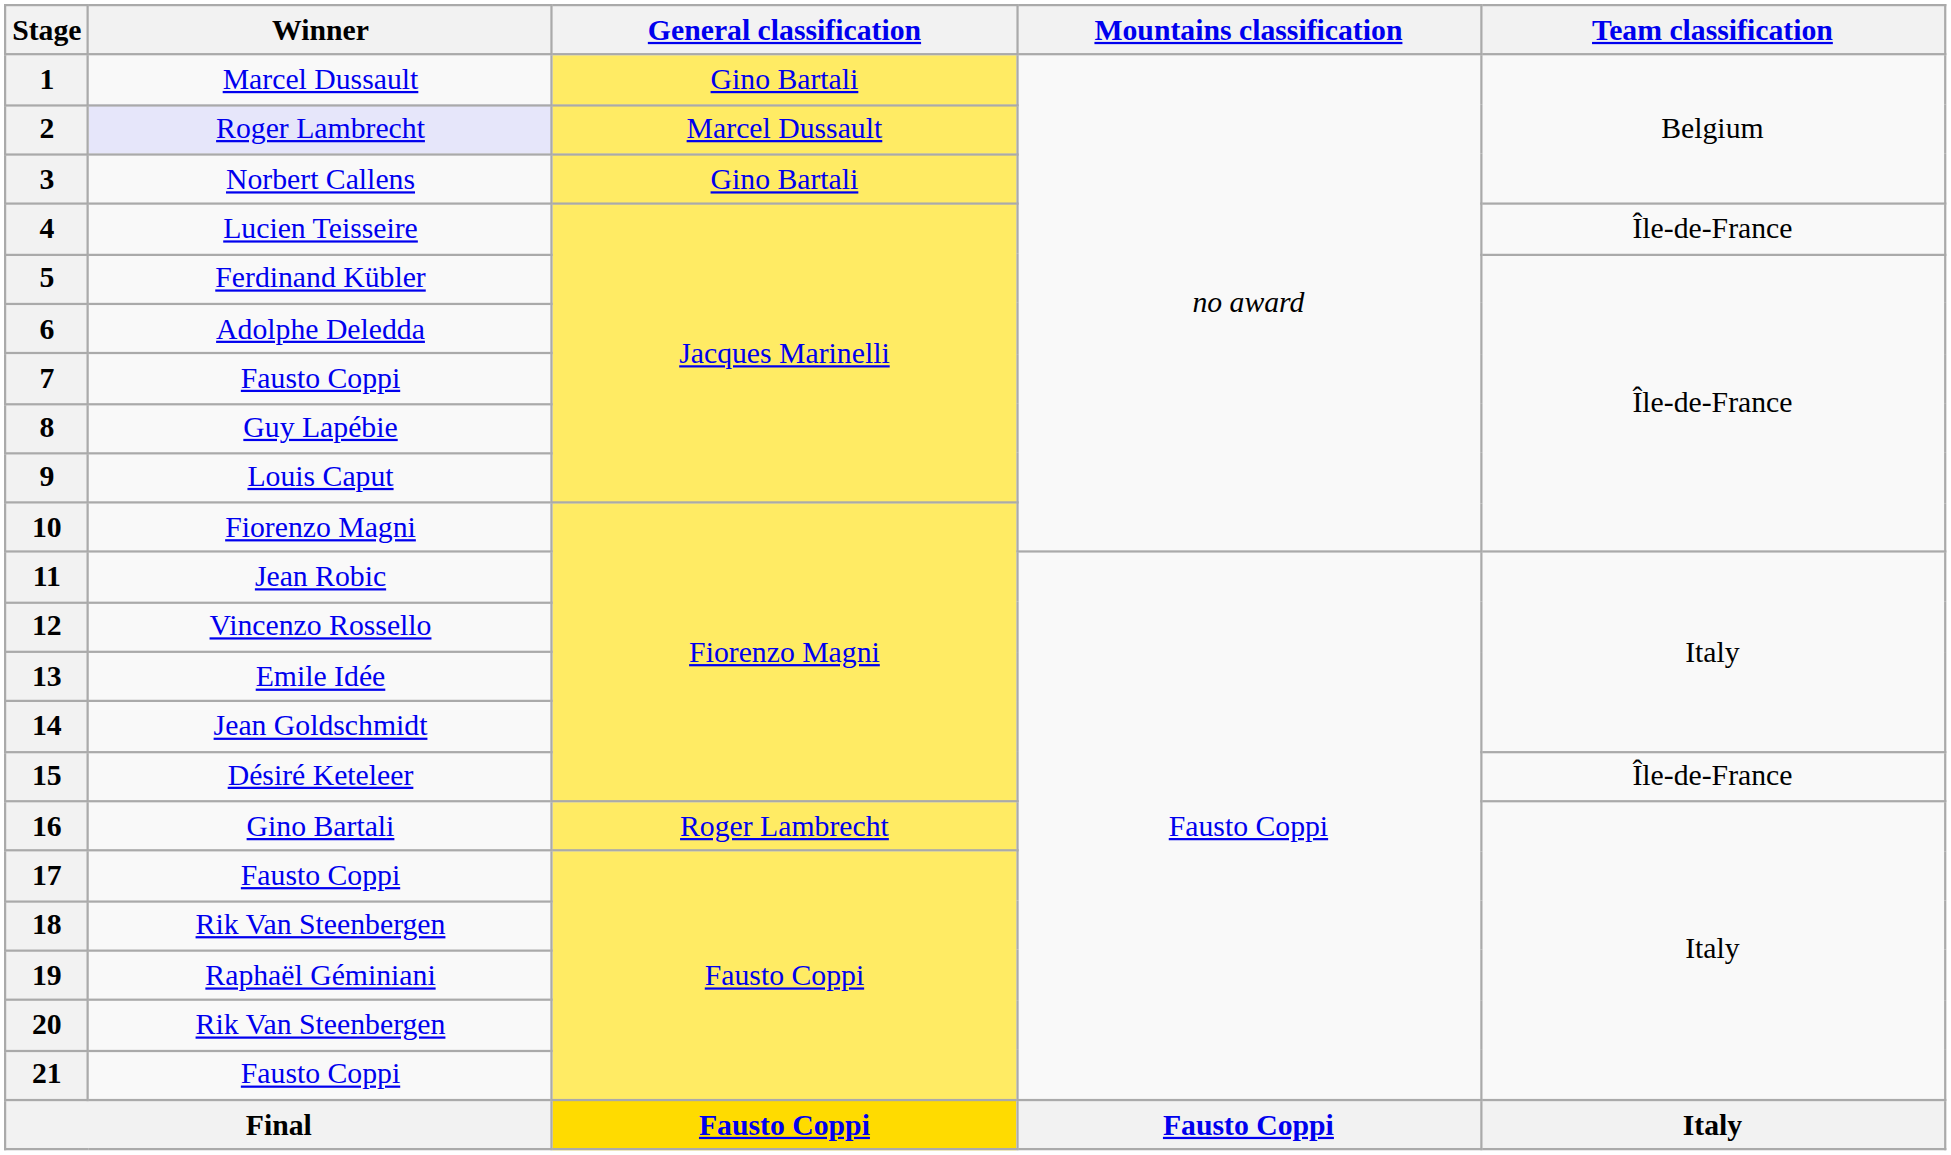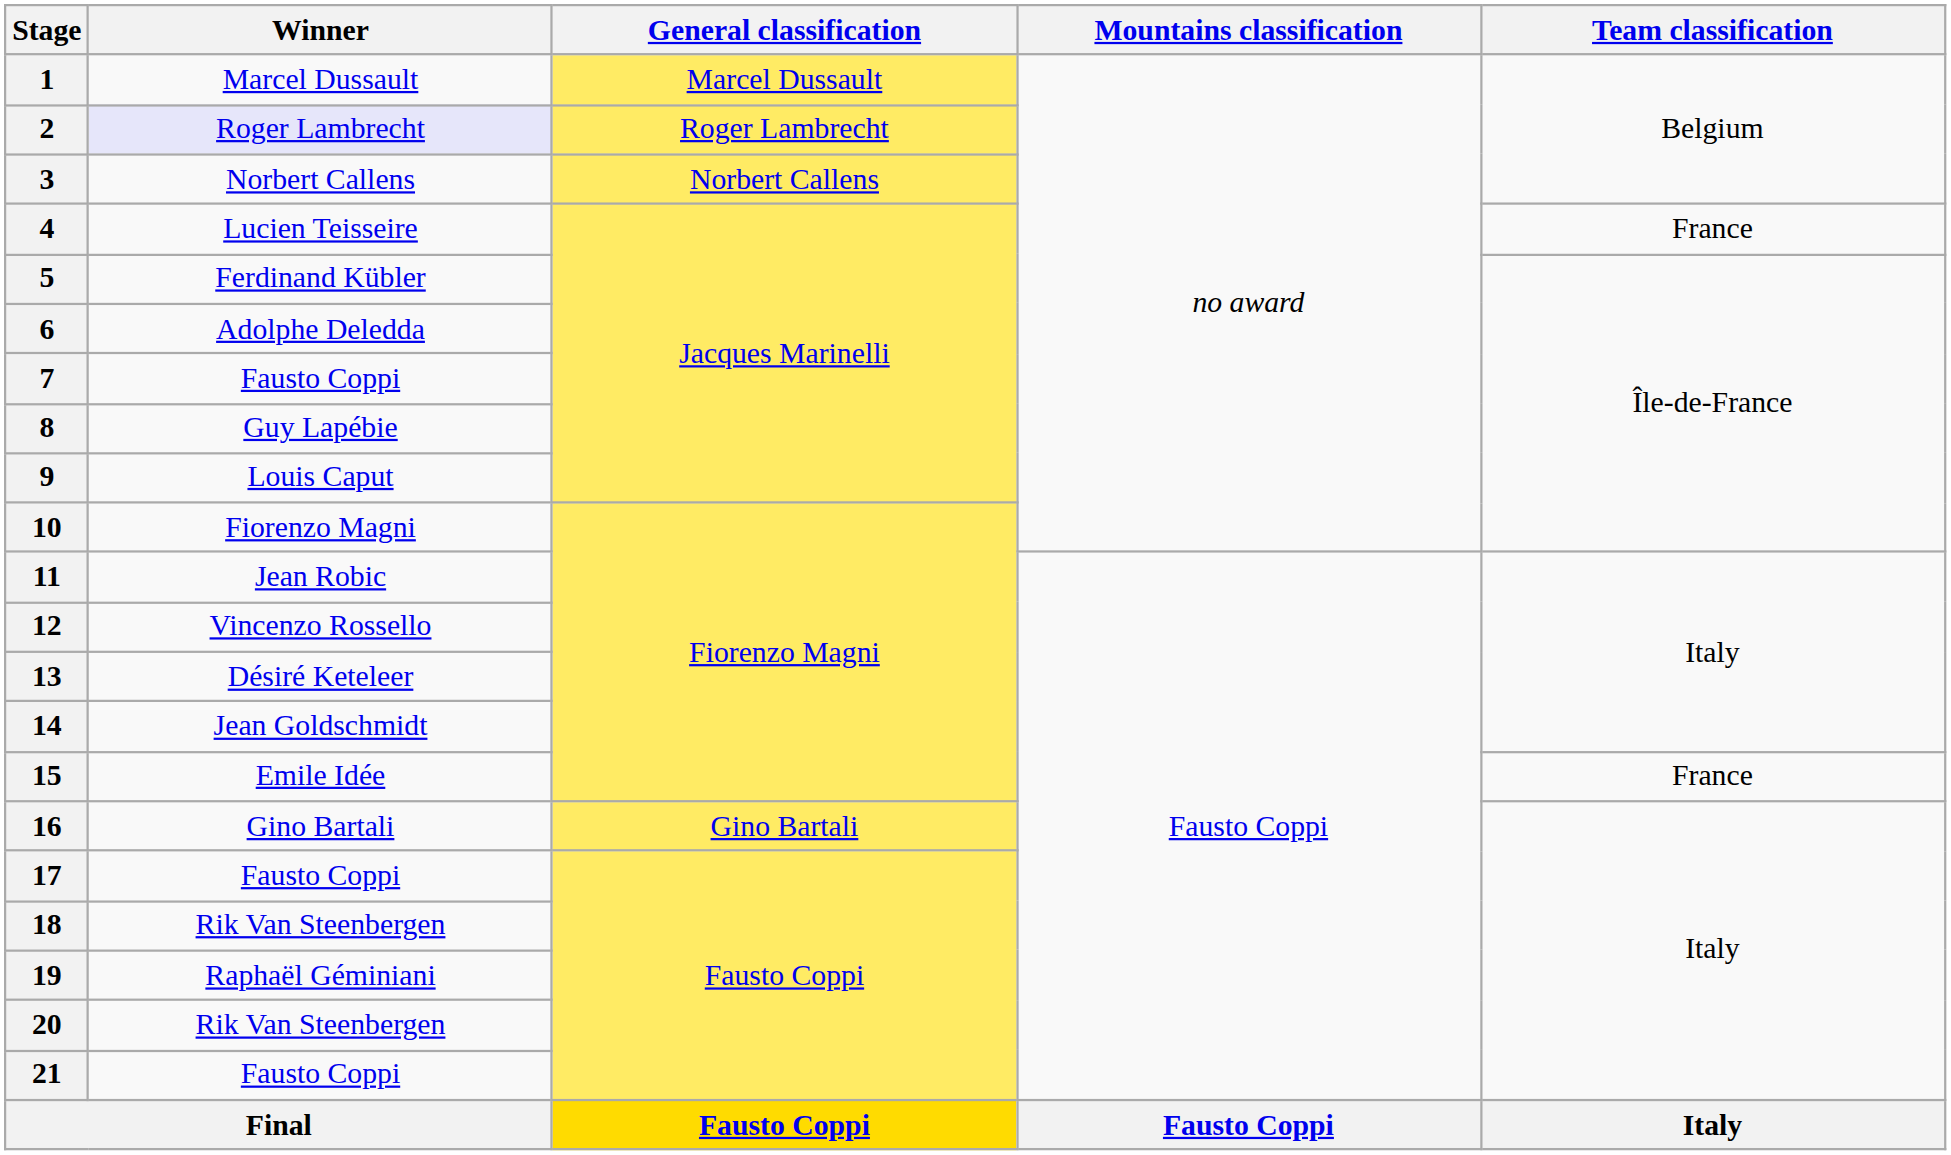(784, 79) Gino Bartali -> (784, 79) Marcel Dussault
(784, 129) Marcel Dussault -> (784, 129) Roger Lambrecht
(784, 178) Gino Bartali -> (784, 178) Norbert Callens
(1712, 228) Île-de-France -> (1712, 228) France
(321, 676) Emile Idée -> (321, 676) Désiré Keteleer
(321, 776) Désiré Keteleer -> (321, 776) Emile Idée
(1712, 776) Île-de-France -> (1712, 776) France
(784, 825) Roger Lambrecht -> (784, 825) Gino Bartali
